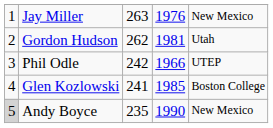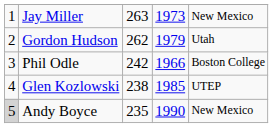(170, 16) 1976 -> (170, 16) 1973
(170, 39) 1981 -> (170, 39) 1979
(206, 63) UTEP -> (228, 63) Boston College
(137, 87) 241 -> (137, 87) 238
(228, 87) Boston College -> (206, 87) UTEP
